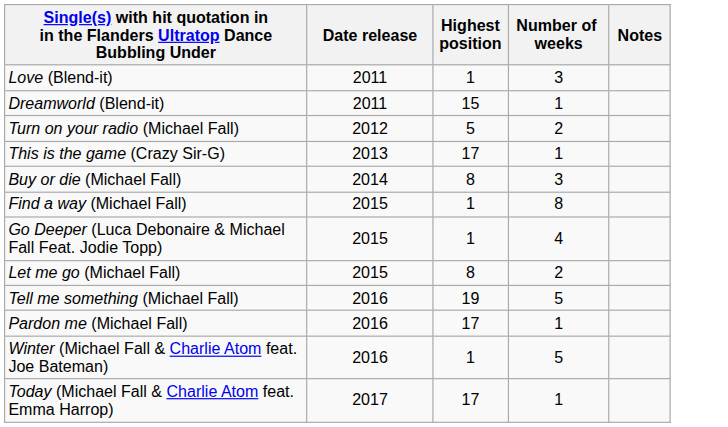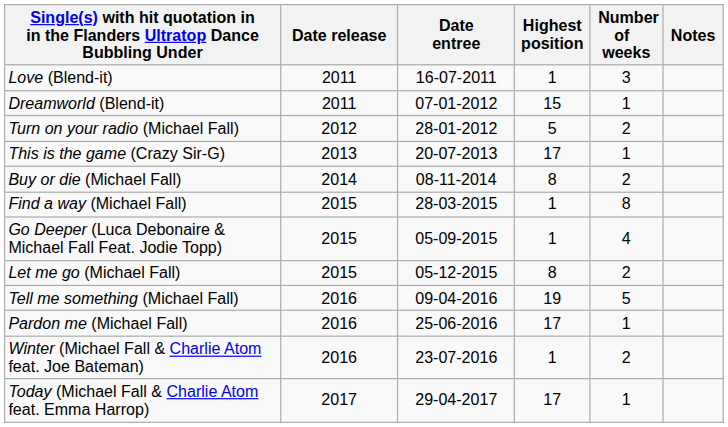+ column: (456, 35)
(559, 179) 3 -> (626, 179) 2
(559, 357) 5 -> (626, 357) 2
